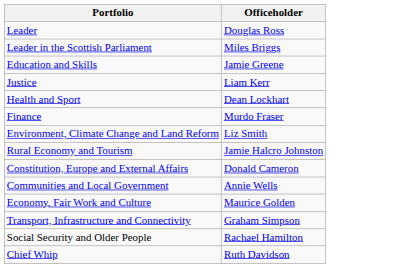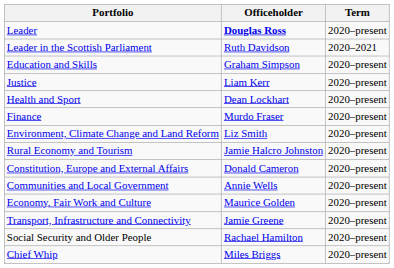+ column: (357, 13)
(254, 30) normal -> (255, 30) bold
(252, 47) Miles Briggs -> (257, 47) Ruth Davidson
(254, 64) Jamie Greene -> (262, 64) Graham Simpson
(262, 220) Graham Simpson -> (254, 220) Jamie Greene
(257, 254) Ruth Davidson -> (252, 254) Miles Briggs
